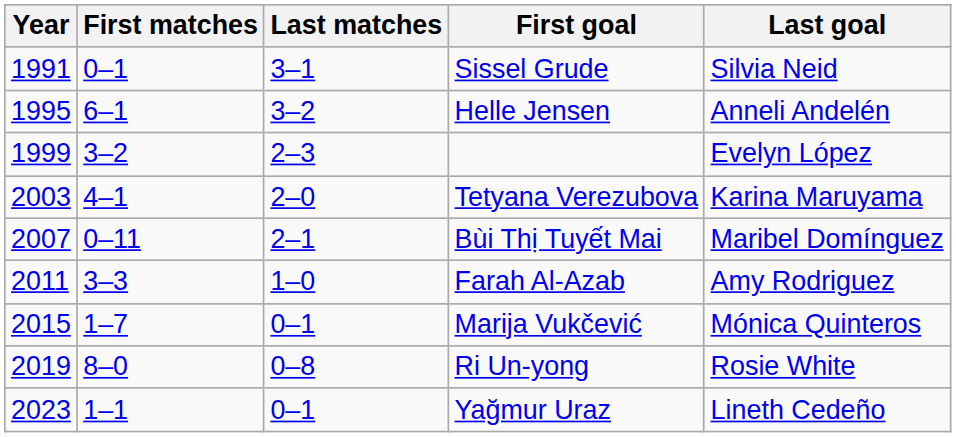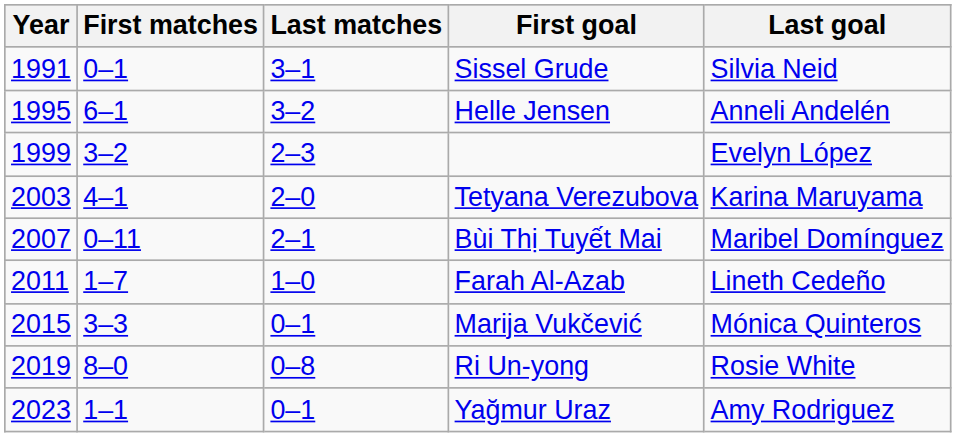(106, 281) 3–3 -> (106, 281) 1–7
(802, 281) Amy Rodriguez -> (798, 281) Lineth Cedeño
(106, 324) 1–7 -> (106, 324) 3–3
(798, 409) Lineth Cedeño -> (802, 409) Amy Rodriguez
